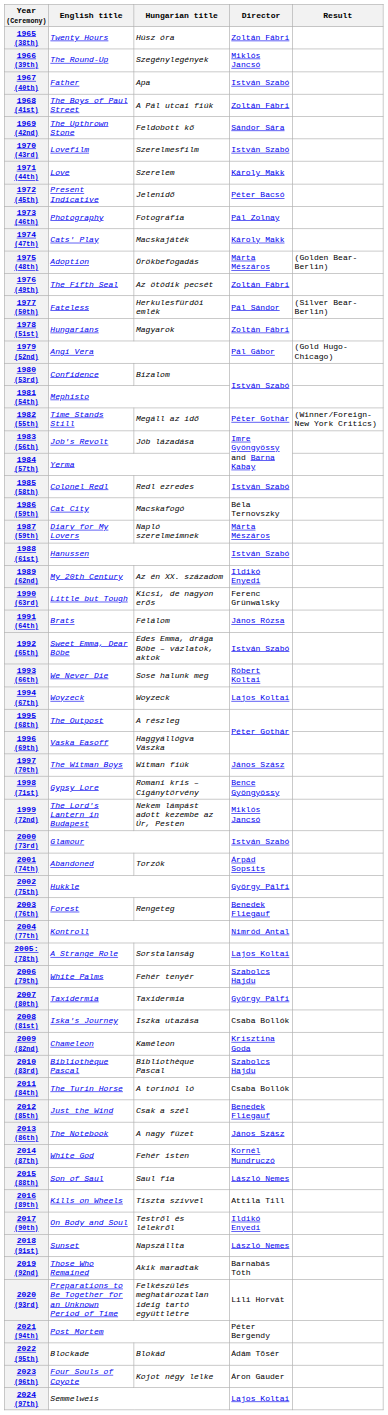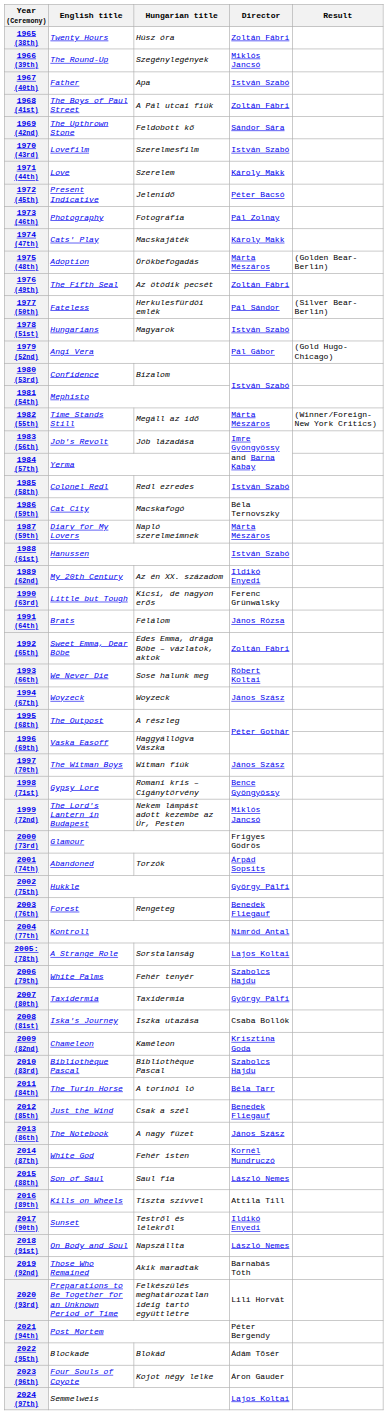(260, 330) Zoltán Fábri -> (260, 330) István Szabó
(260, 419) Péter Gothár -> (251, 419) Márta Mészáros
(260, 648) István Szabó -> (260, 648) Zoltán Fábri
(260, 698) Lajos Koltai -> (258, 698) János Szász
(260, 842) István Szabó -> (248, 842) Frigyes Gödrös
(260, 1089) Csaba Bollók -> (253, 1089) Béla Tarr
(89, 1223) On Body and Soul -> (65, 1223) Sunset
(65, 1246) Sunset -> (89, 1246) On Body and Soul
